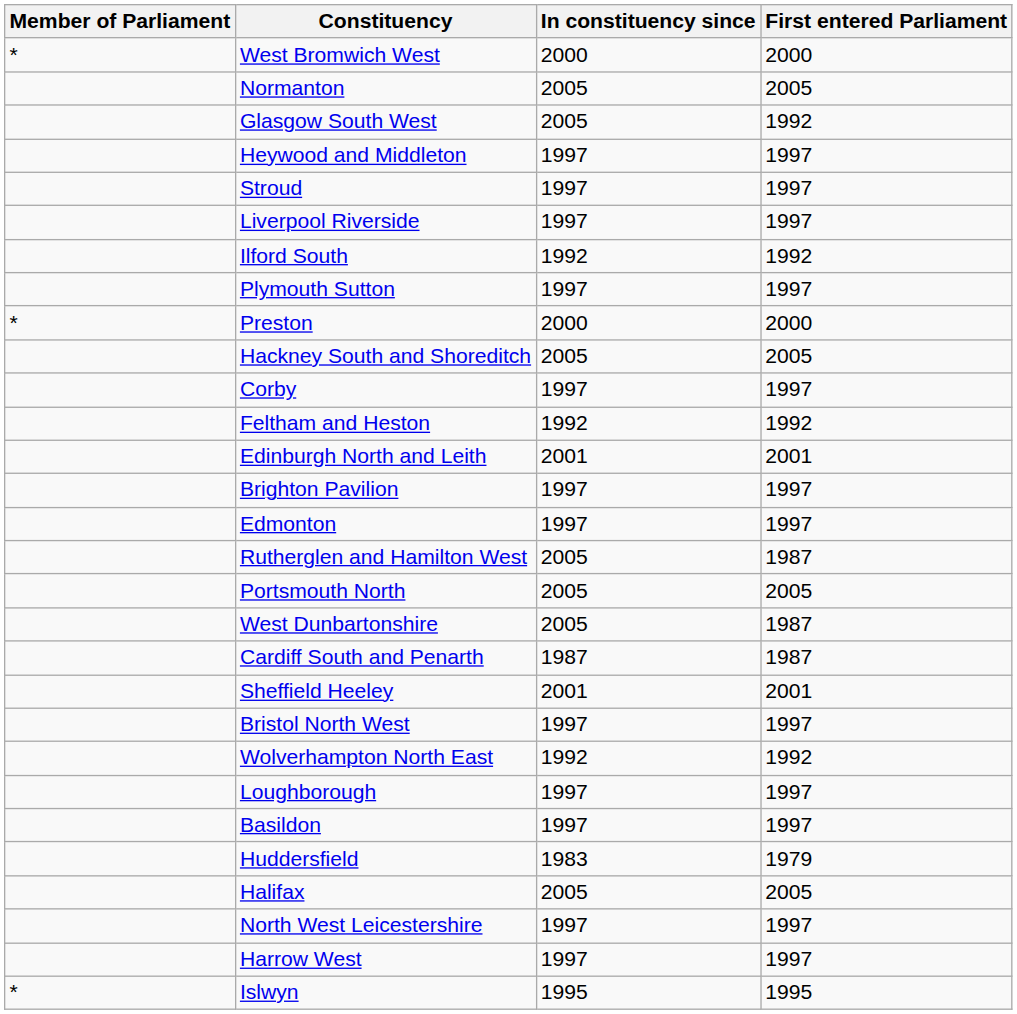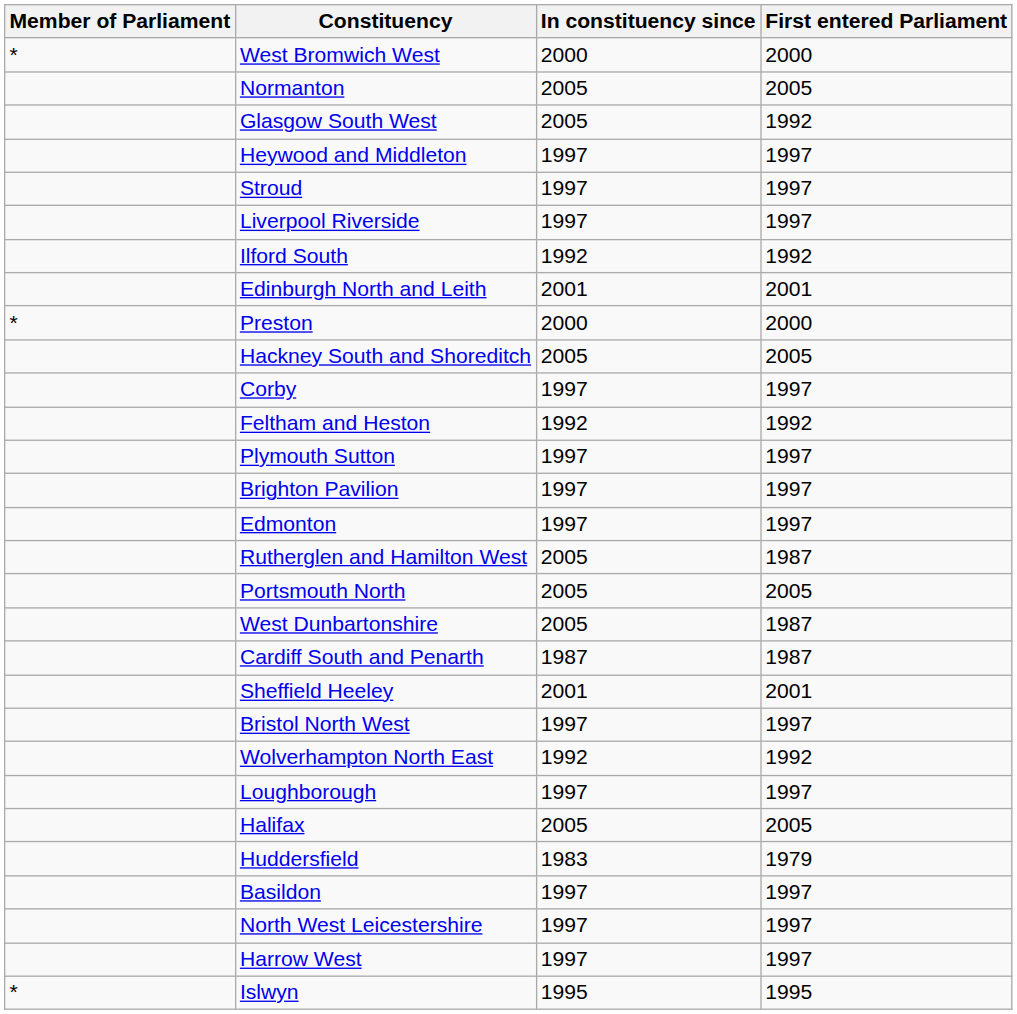rows swapped: (317, 289) <-> (363, 456)
rows swapped: (272, 892) <-> (280, 825)
